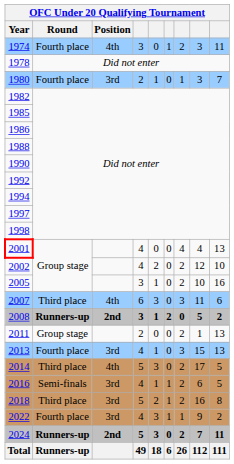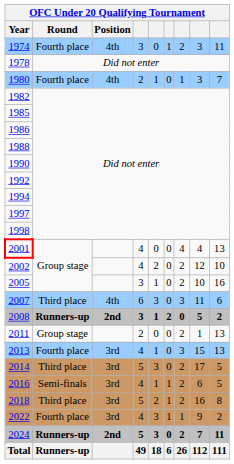(112, 79) 3rd -> (112, 79) 4th
(112, 367) 4th -> (112, 367) 3rd
